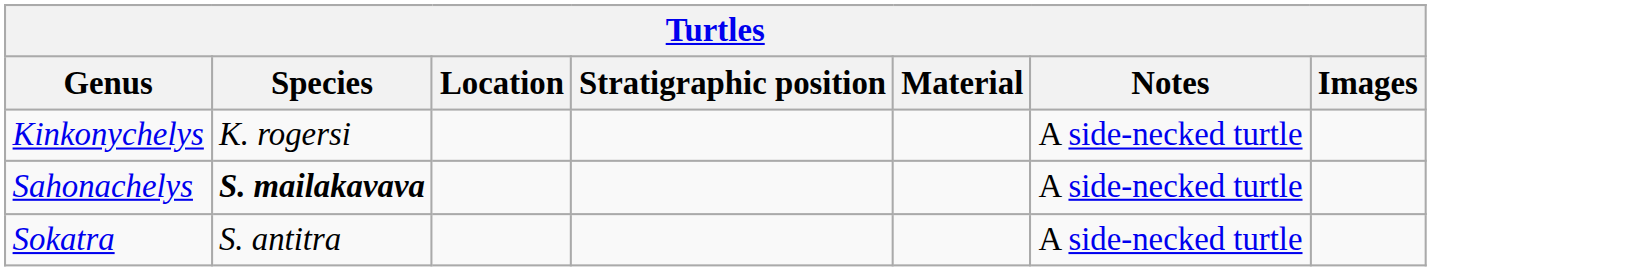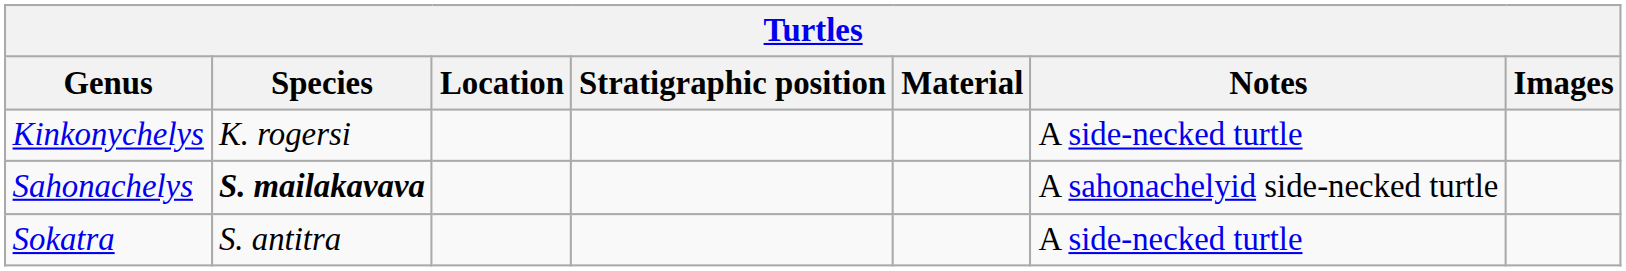(1170, 186) A side-necked turtle -> (1268, 186) A sahonachelyid side-necked turtle
